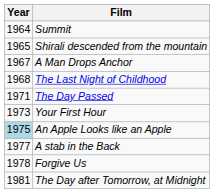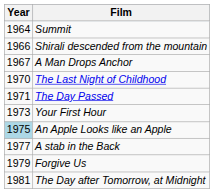(19, 46) 1965 -> (19, 46) 1966
(19, 79) 1968 -> (19, 79) 1970
(19, 163) 1978 -> (19, 163) 1979
